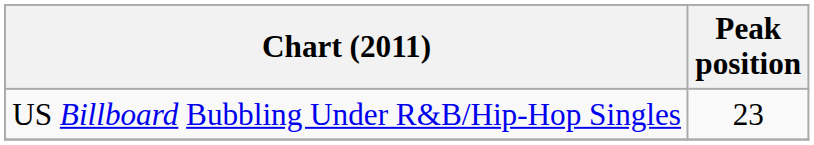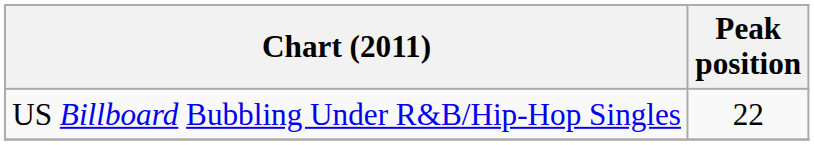(748, 113) 23 -> (748, 113) 22
